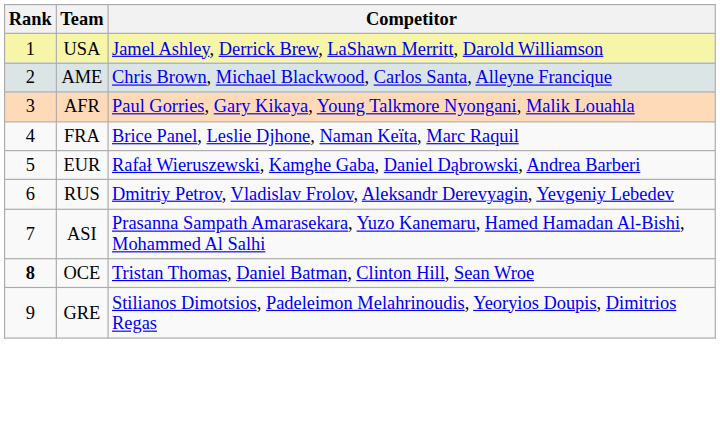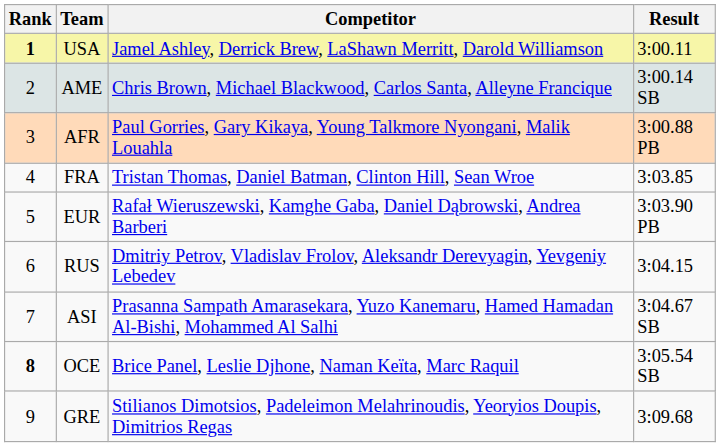+ column: (674, 19)
(30, 48) normal -> (30, 48) bold
(315, 135) Brice Panel, Leslie Djhone, Naman Keïta, Marc Raquil -> (323, 177) Tristan Thomas, Daniel Batman, Clinton Hill, Sean Wroe
(323, 273) Tristan Thomas, Daniel Batman, Clinton Hill, Sean Wroe -> (315, 366) Brice Panel, Leslie Djhone, Naman Keïta, Marc Raquil
